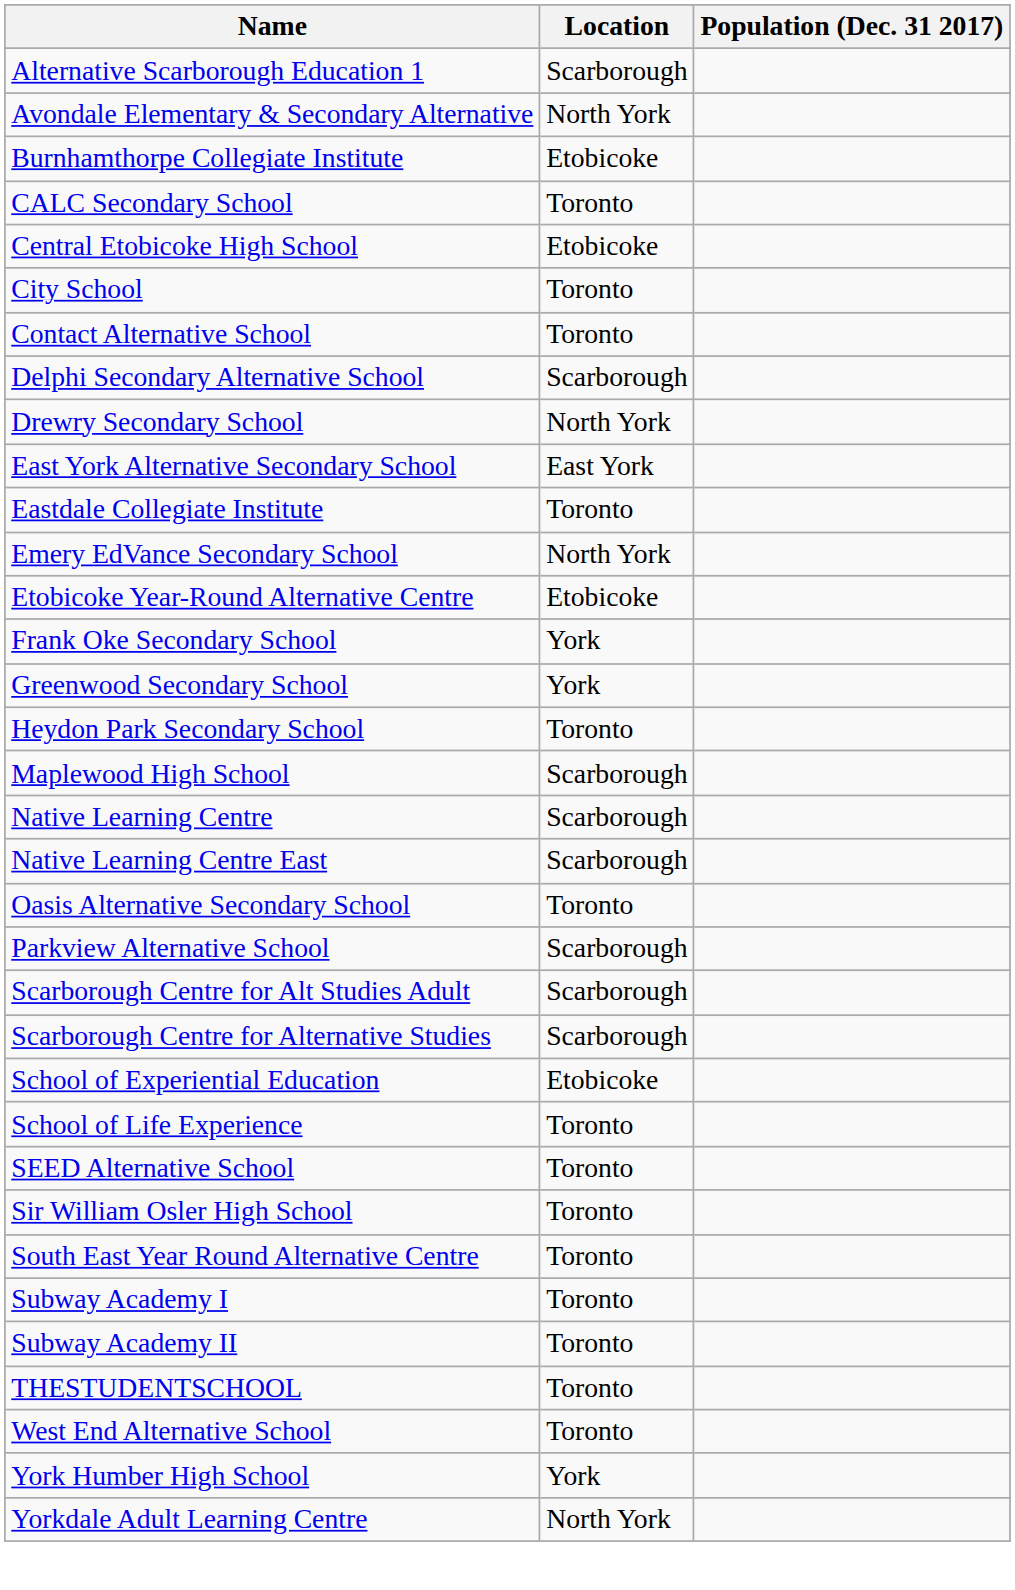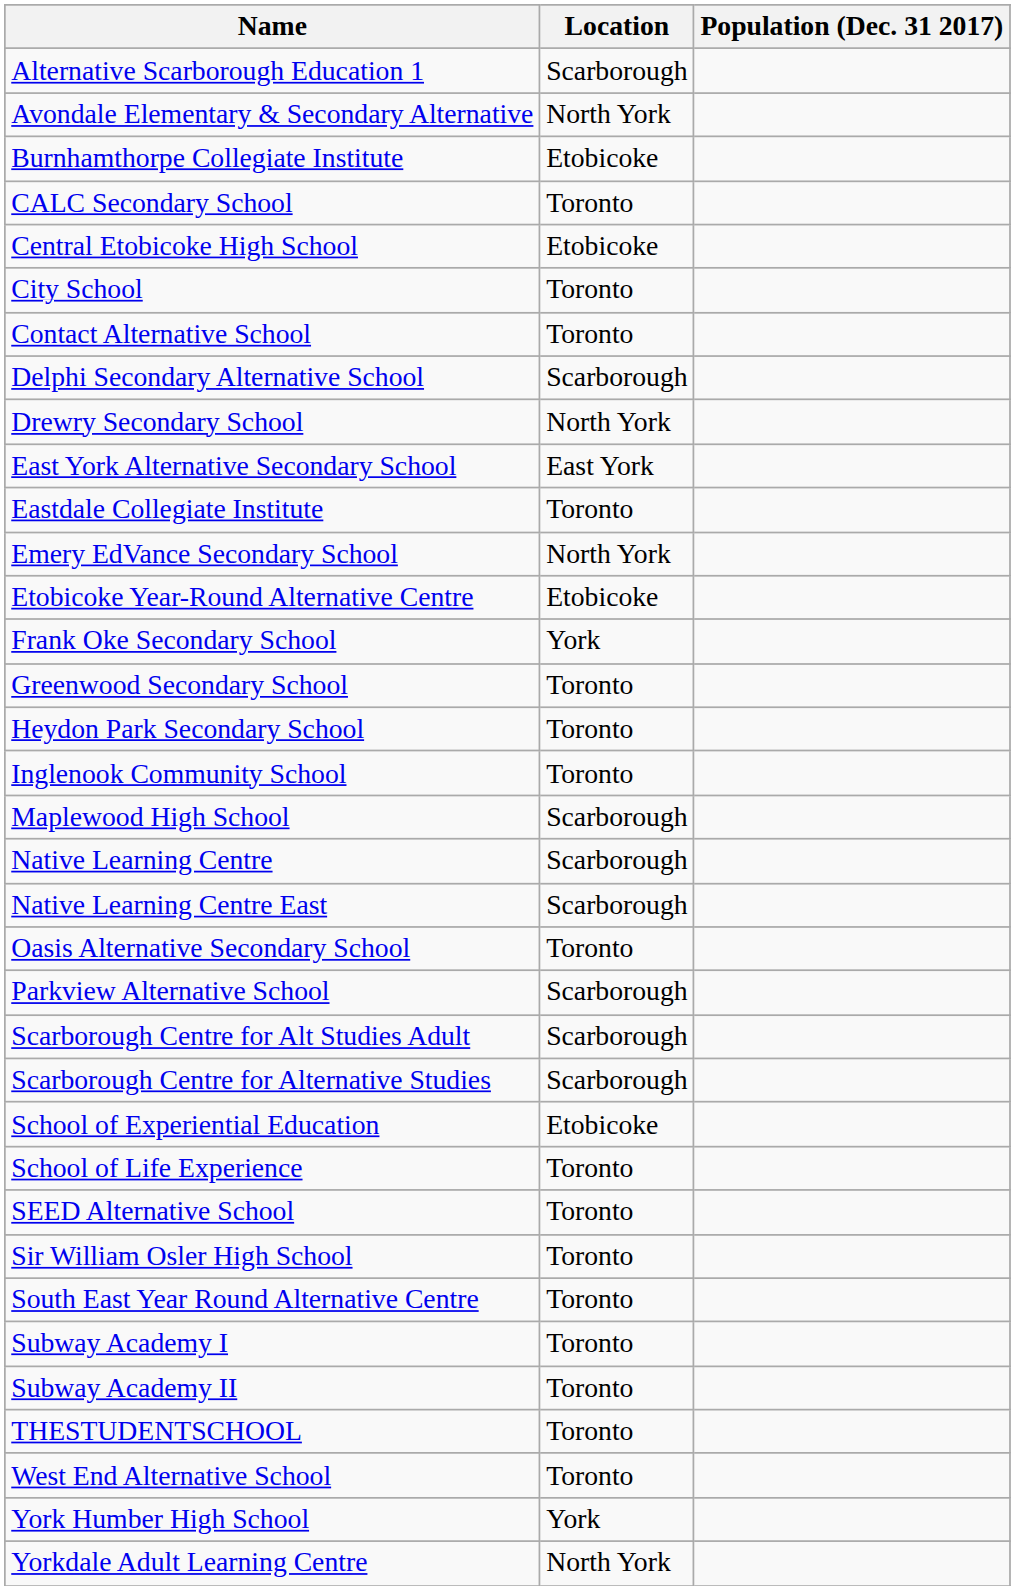(573, 684) York -> (590, 684) Toronto
+ row: (179, 772)
